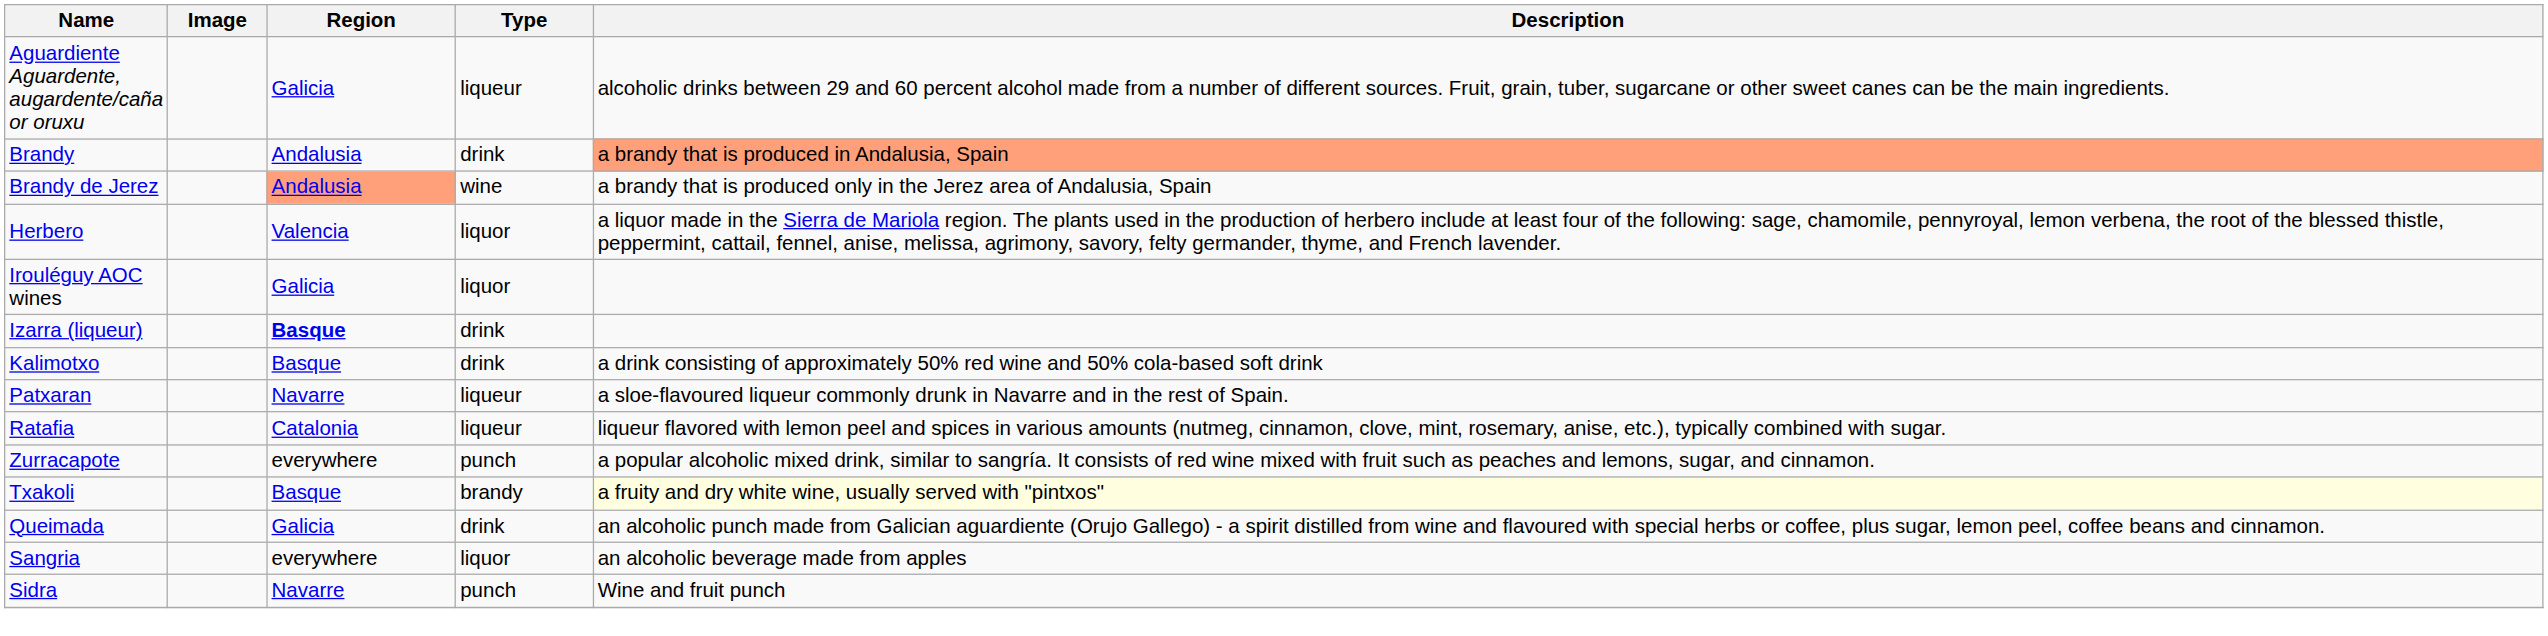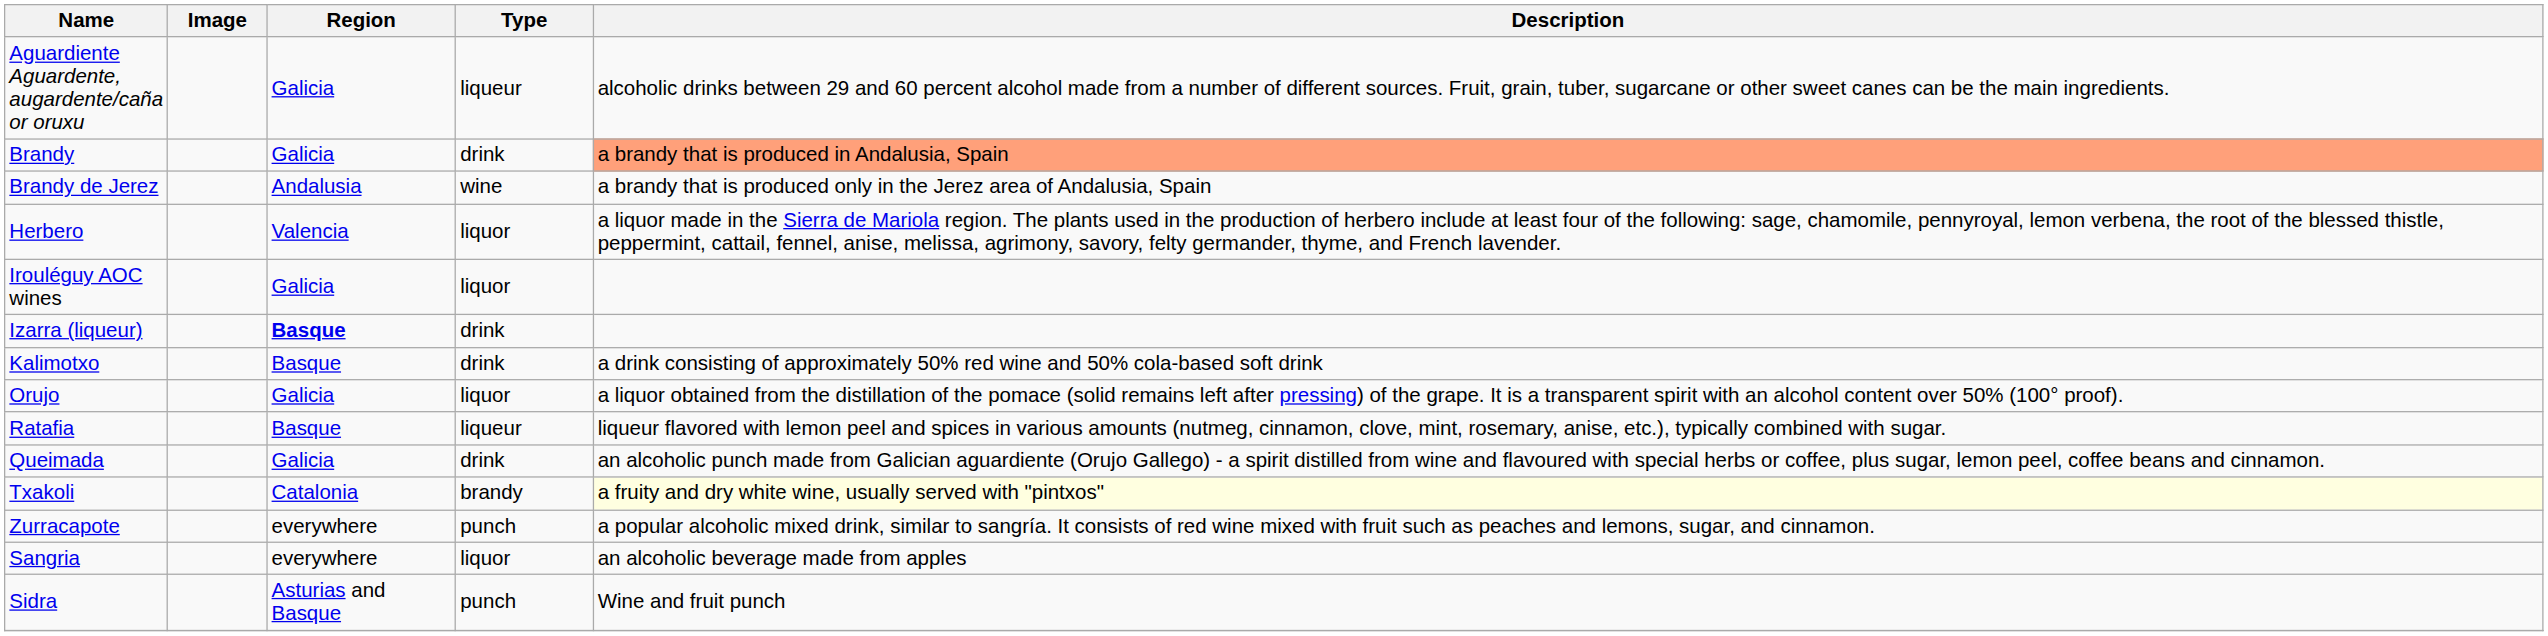(317, 154) Andalusia -> (303, 154) Galicia
(317, 187) lightsalmon background -> (317, 187) no background
+ row: (34, 395)
- row: (50, 395)
(315, 428) Catalonia -> (306, 428) Basque
rows swapped: (57, 525) <-> (65, 460)
(306, 493) Basque -> (315, 493) Catalonia
(308, 590) Navarre -> (328, 602) Asturias and Basque
